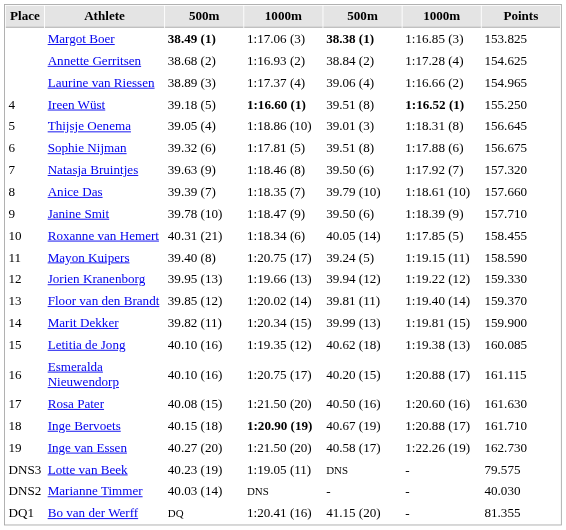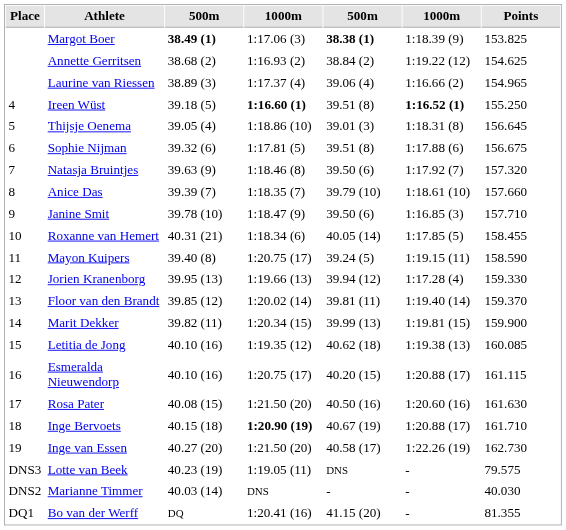(434, 39) 1:16.85 (3) -> (434, 39) 1:18.39 (9)
(434, 60) 1:17.28 (4) -> (438, 60) 1:19.22 (12)
(434, 213) 1:18.39 (9) -> (434, 213) 1:16.85 (3)
(438, 279) 1:19.22 (12) -> (434, 279) 1:17.28 (4)
